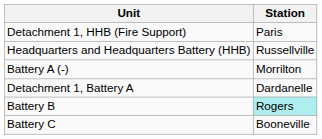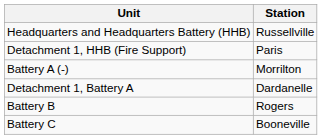rows swapped: (129, 50) <-> (97, 32)
(275, 106) paleturquoise background -> (275, 106) no background
